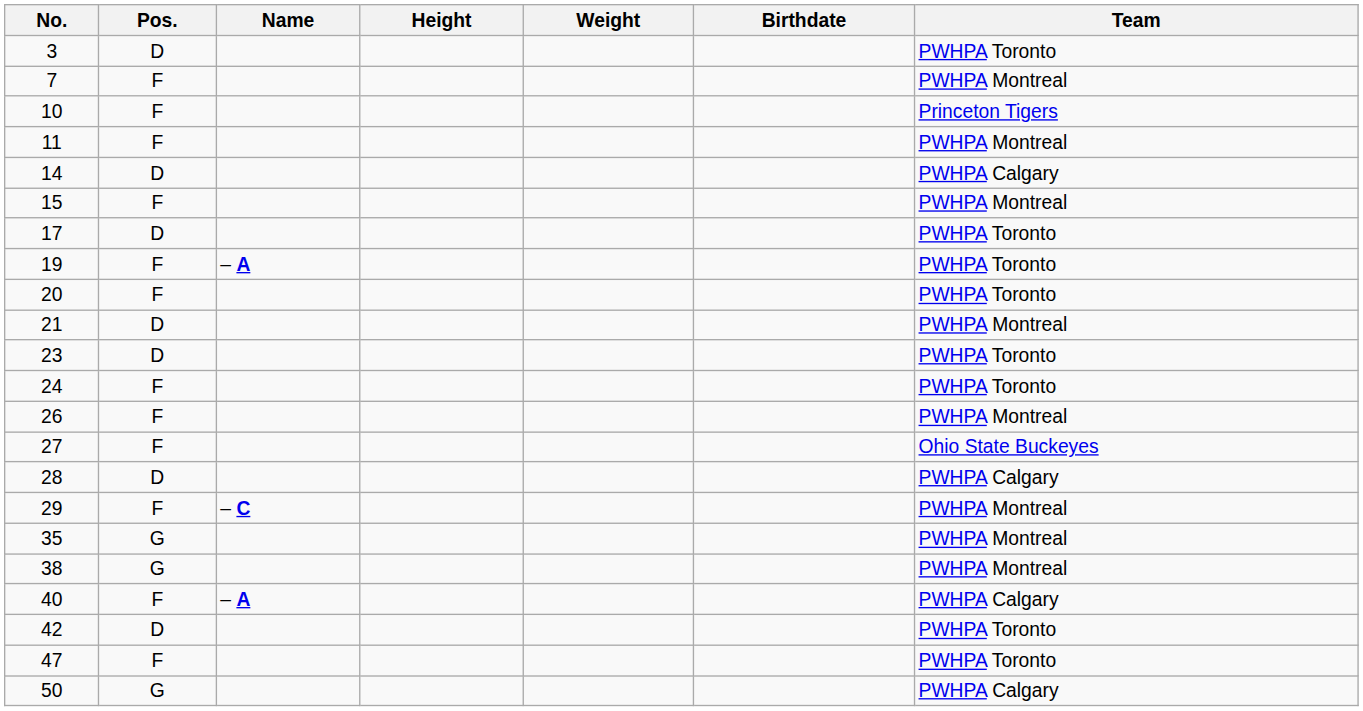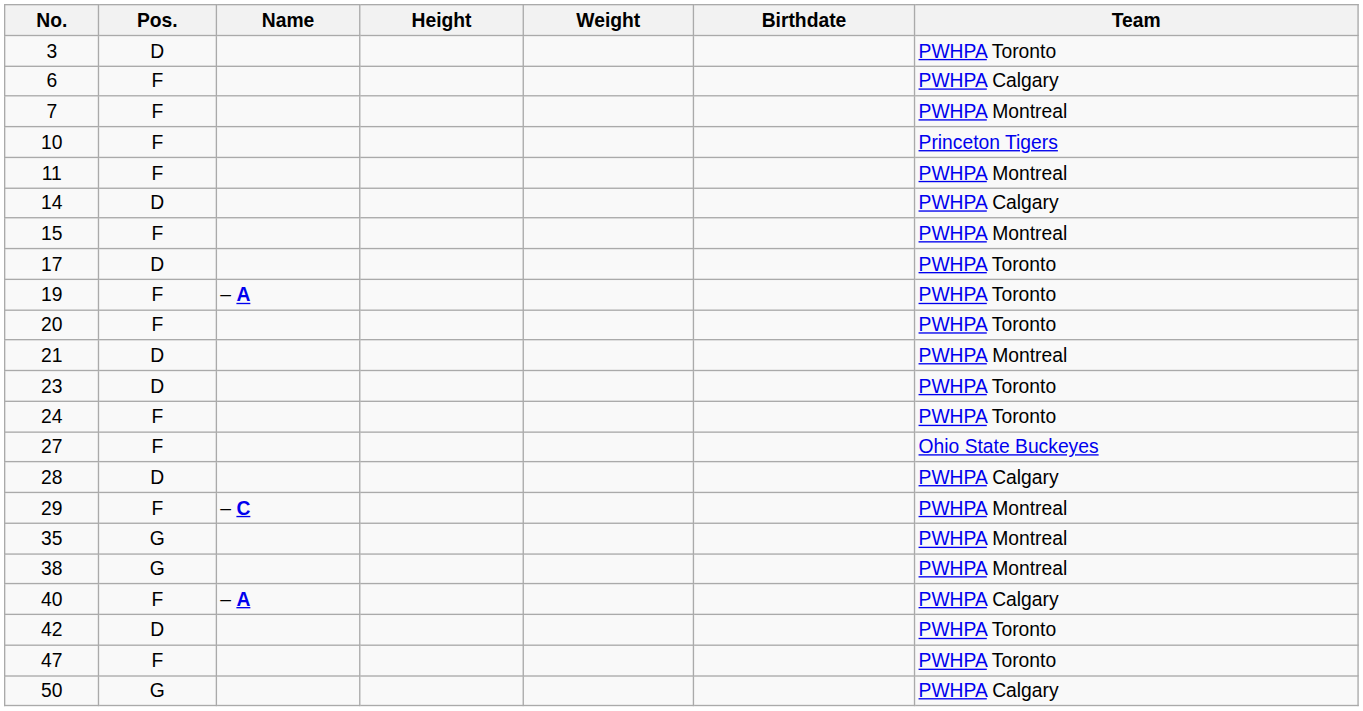+ row: (52, 81)
- row: (52, 417)
